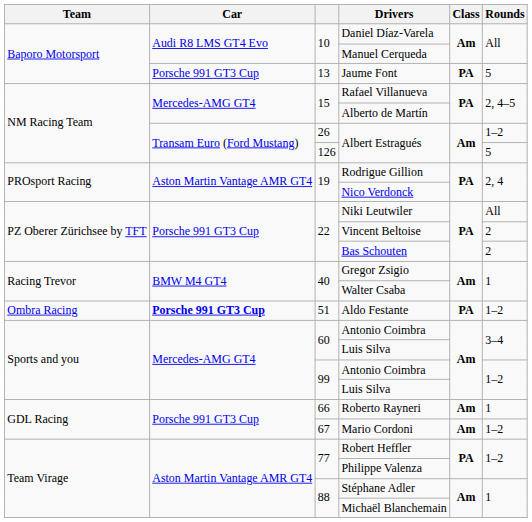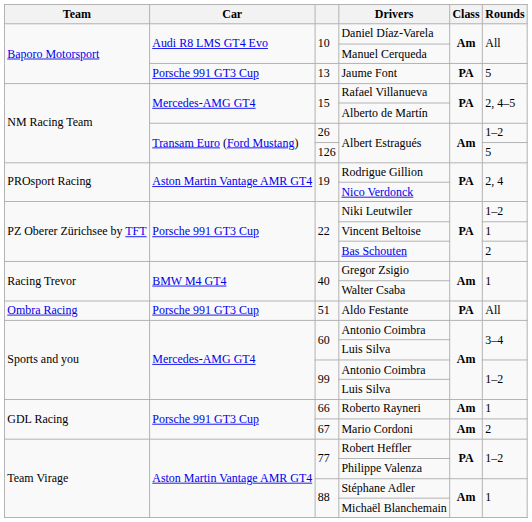(493, 211) All -> (494, 211) 1–2
(488, 231) 2 -> (488, 231) 1
(209, 310) bold -> (206, 310) normal
(494, 310) 1–2 -> (493, 310) All
(494, 428) 1–2 -> (488, 428) 2
